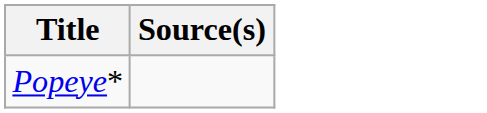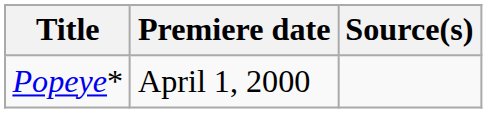+ column: (234, 30)
